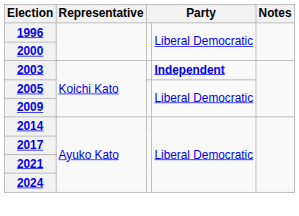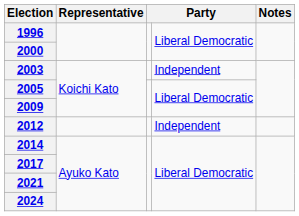(190, 70) bold -> (187, 70) normal
+ row: (30, 126)
